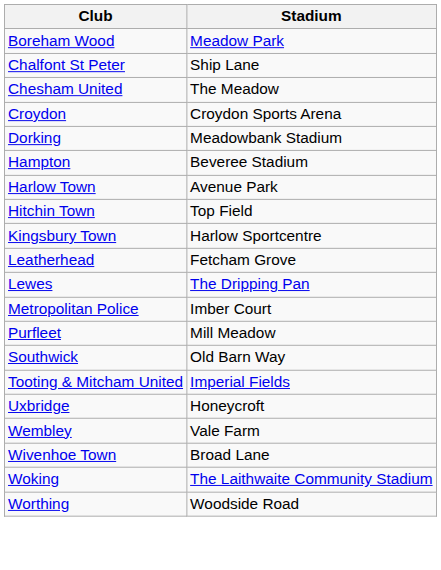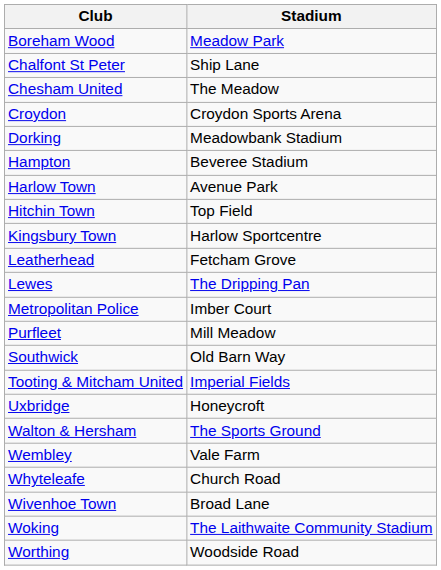+ row: (72, 430)
+ row: (46, 479)
